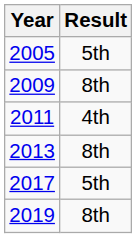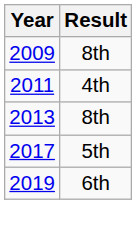- row: (32, 53)
(96, 215) 8th -> (96, 183) 6th
